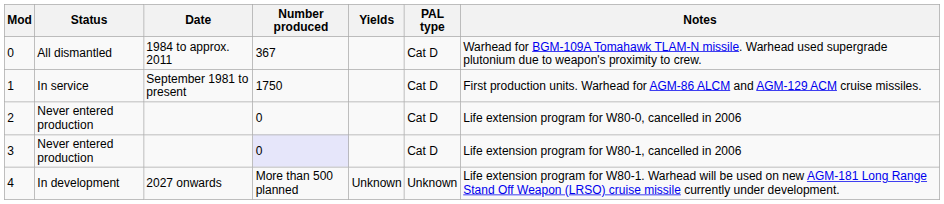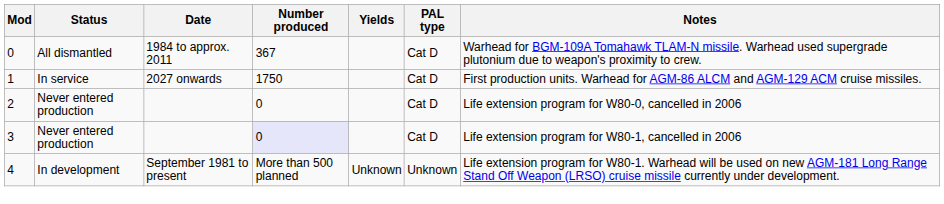(197, 85) September 1981 to present -> (184, 79) 2027 onwards
(184, 183) 2027 onwards -> (197, 169) September 1981 to present
